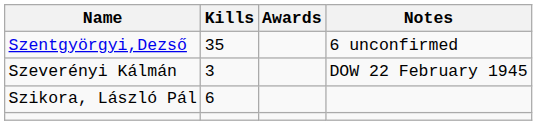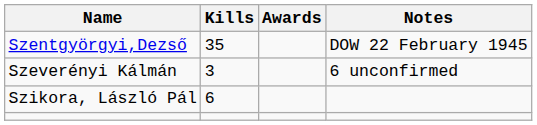(394, 45) 6 unconfirmed -> (428, 45) DOW 22 February 1945
(428, 72) DOW 22 February 1945 -> (394, 72) 6 unconfirmed
